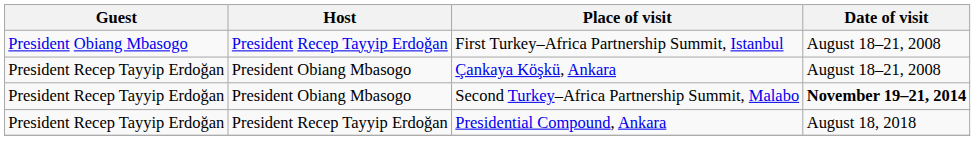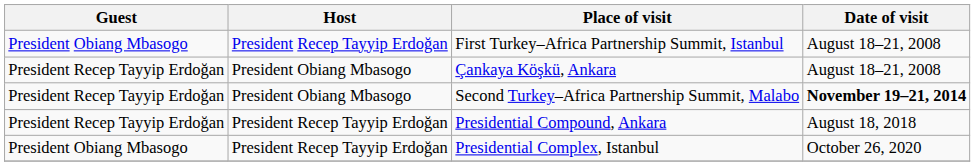+ row: (557, 148)
